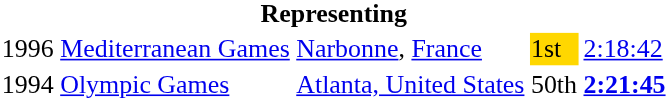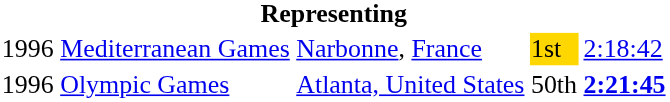(28, 84) 1994 -> (28, 84) 1996
